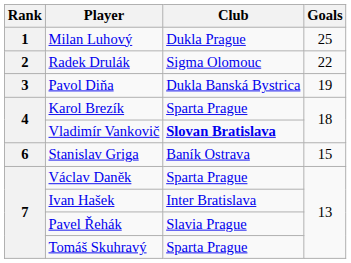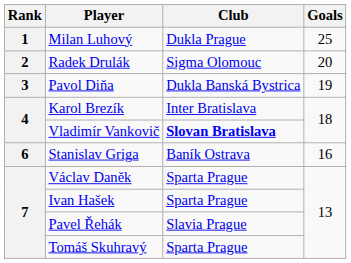(325, 62) 22 -> (325, 62) 20
(207, 108) Sparta Prague -> (211, 108) Inter Bratislava
(325, 154) 15 -> (325, 154) 16
(211, 200) Inter Bratislava -> (207, 200) Sparta Prague
